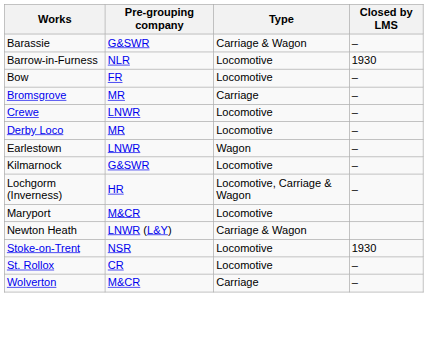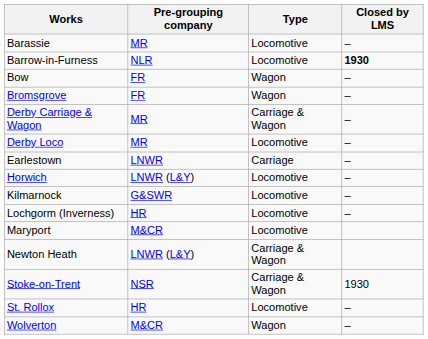(129, 43) G&SWR -> (139, 43) MR
(261, 43) Carriage & Wagon -> (280, 43) Locomotive
(364, 60) normal -> (357, 60) bold
(244, 78) Locomotive -> (269, 78) Wagon
(116, 95) MR -> (138, 95) FR
(237, 95) Carriage -> (269, 95) Wagon
- row: (23, 113)
+ row: (50, 119)
(234, 148) Wagon -> (272, 160) Carriage
+ row: (27, 178)
(274, 189) Locomotive, Carriage & Wagon -> (280, 213) Locomotive
(244, 248) Locomotive -> (278, 284) Carriage & Wagon
(116, 265) CR -> (138, 308) HR
(237, 283) Carriage -> (269, 325) Wagon
